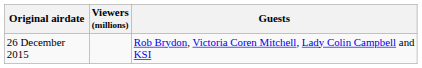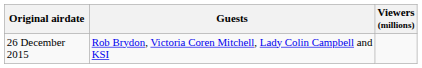columns swapped: (274, 19) <-> (110, 19)
